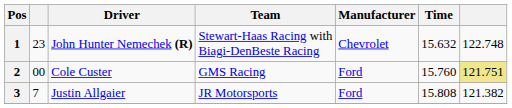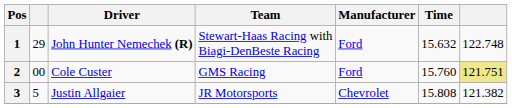(39, 43) 23 -> (39, 43) 29
(363, 43) Chevrolet -> (350, 43) Ford
(36, 93) 7 -> (36, 93) 5
(350, 93) Ford -> (363, 93) Chevrolet
